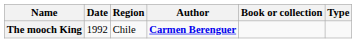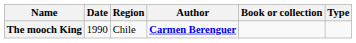(97, 29) 1992 -> (97, 29) 1990
